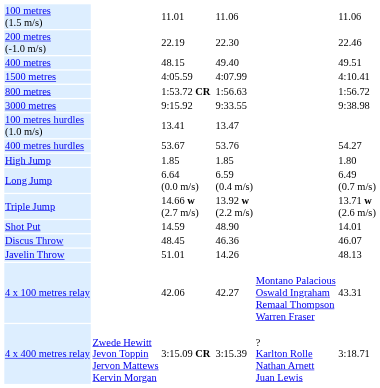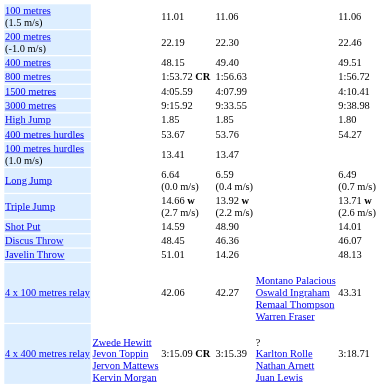rows swapped: (28, 91) <-> (31, 77)
rows swapped: (45, 126) <-> (28, 160)
